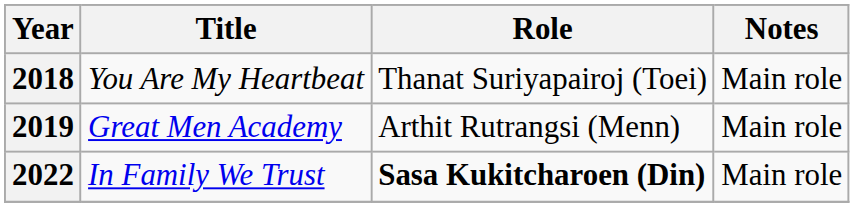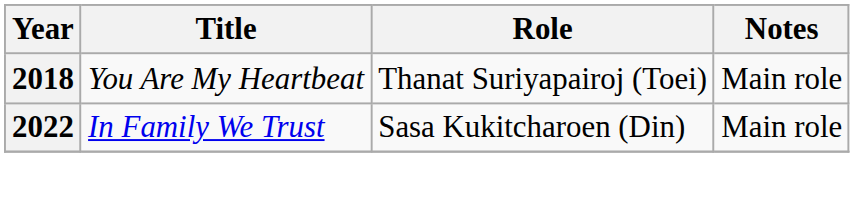- row: (43, 126)
(542, 175) bold -> (532, 126) normal
